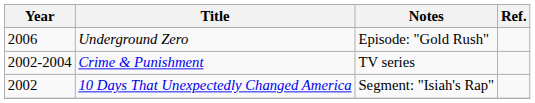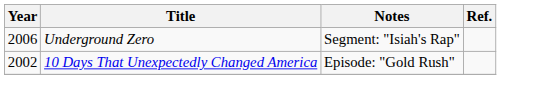(424, 39) Episode: "Gold Rush" -> (392, 39) Segment: "Isiah's Rap"
- row: (141, 62)
(426, 86) Segment: "Isiah's Rap" -> (389, 62) Episode: "Gold Rush"
